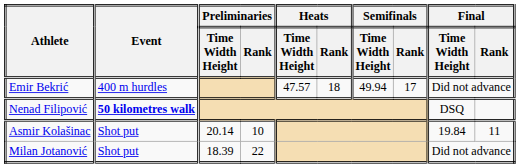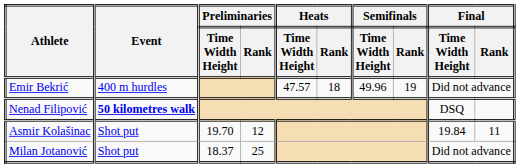(373, 88) 49.94 -> (373, 88) 49.96
(410, 88) 17 -> (410, 88) 19
(220, 131) 20.14 -> (220, 131) 19.70
(258, 131) 10 -> (258, 131) 12
(220, 151) 18.39 -> (220, 151) 18.37
(258, 151) 22 -> (258, 151) 25
